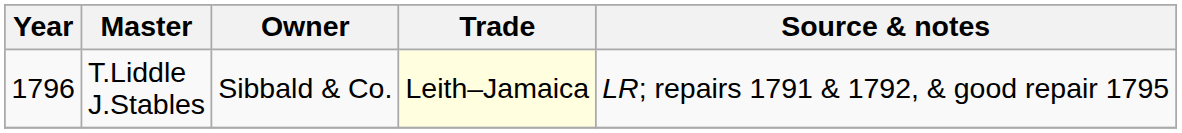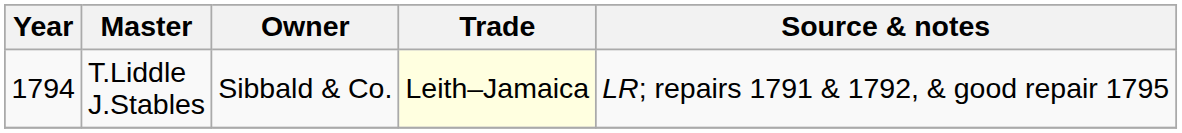(43, 88) 1796 -> (43, 88) 1794
